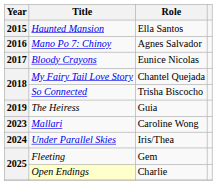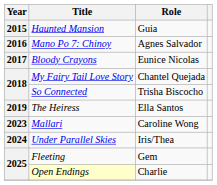(160, 28) Ella Santos -> (147, 28) Guia
(147, 108) Guia -> (160, 108) Ella Santos
